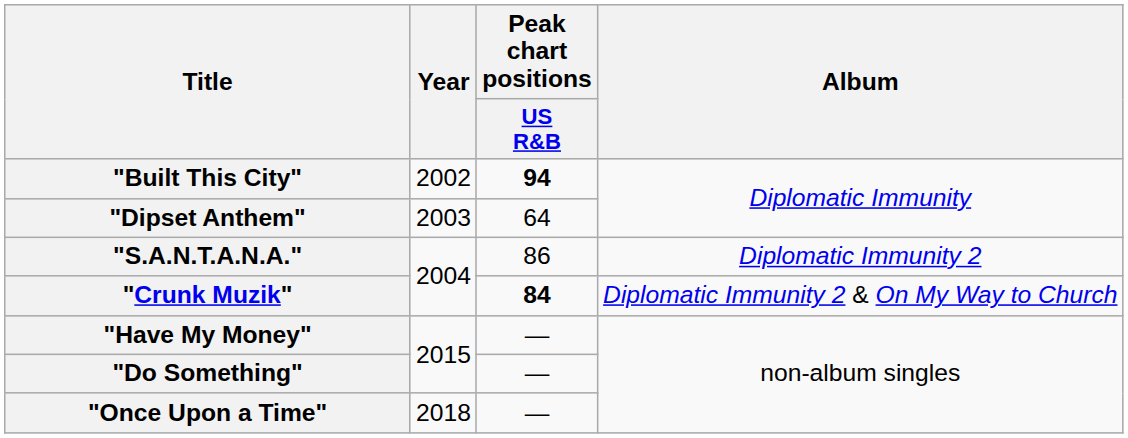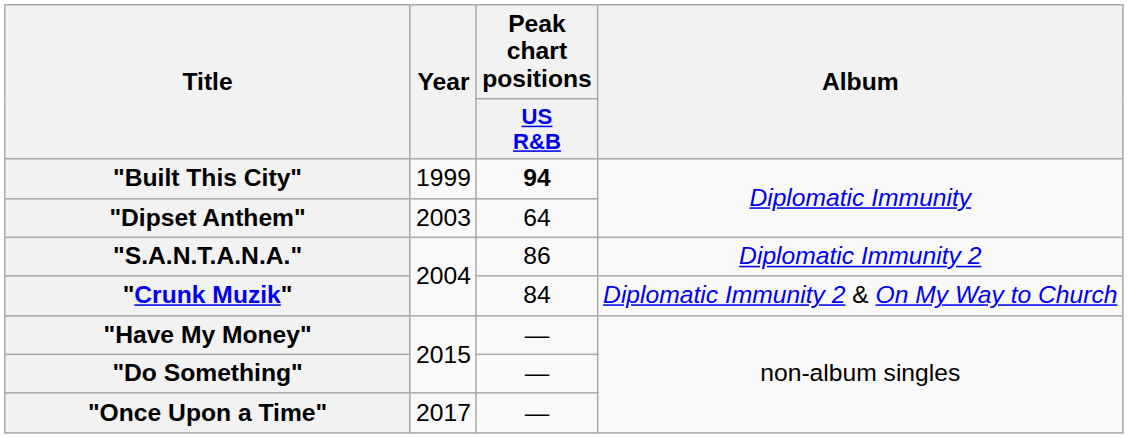(443, 178) 2002 -> (443, 178) 1999
(537, 295) bold -> (537, 295) normal
(443, 412) 2018 -> (443, 412) 2017
